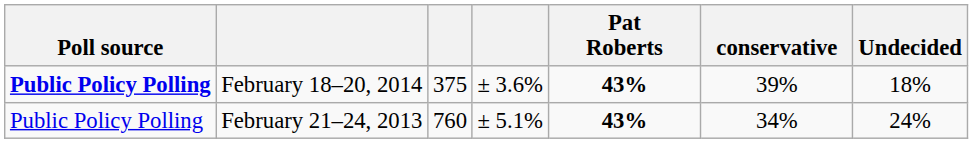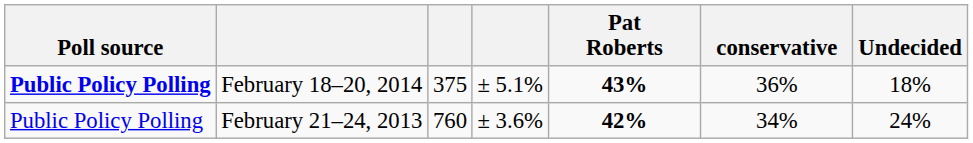(510, 84) ± 3.6% -> (510, 84) ± 5.1%
(777, 84) 39% -> (777, 84) 36%
(510, 120) ± 5.1% -> (510, 120) ± 3.6%
(624, 120) 43% -> (624, 120) 42%
